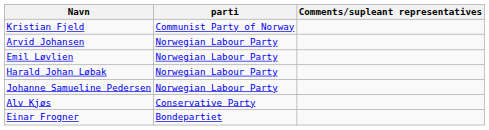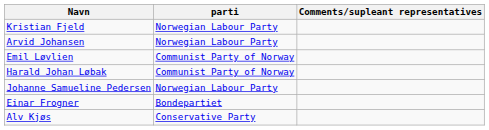(225, 27) Communist Party of Norway -> (217, 27) Norwegian Labour Party
(217, 57) Norwegian Labour Party -> (225, 57) Communist Party of Norway
(217, 72) Norwegian Labour Party -> (225, 72) Communist Party of Norway
rows swapped: (43, 117) <-> (29, 102)
